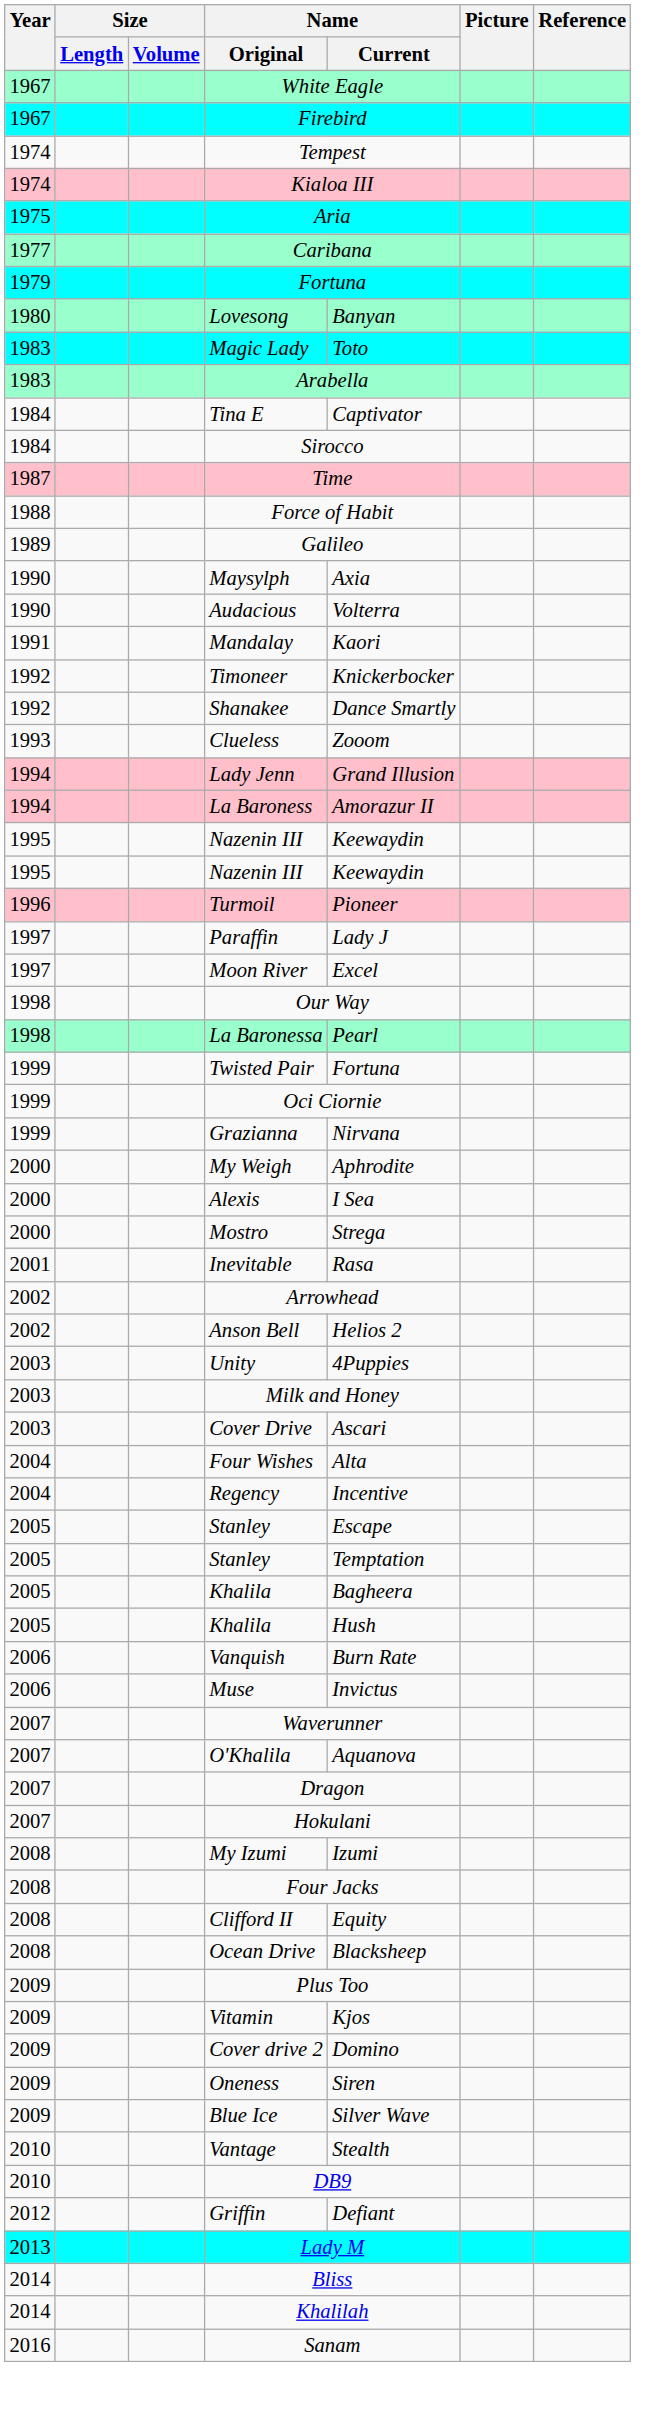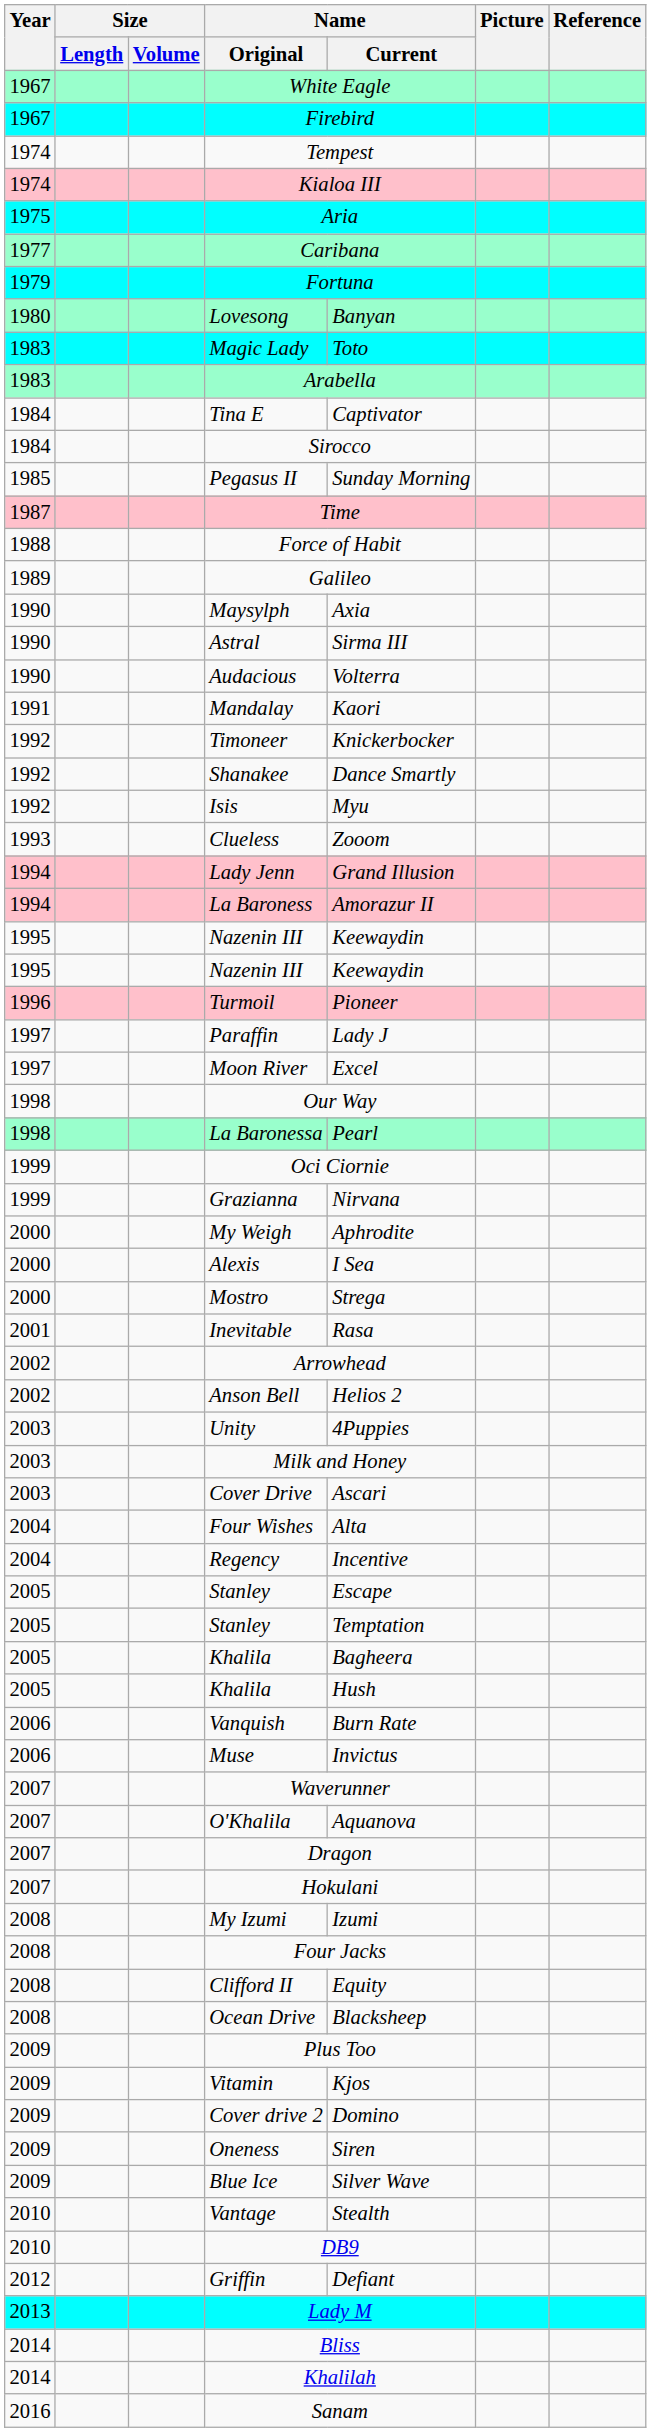+ row: (30, 479)
+ row: (30, 642)
+ row: (30, 806)
- row: (30, 1068)
